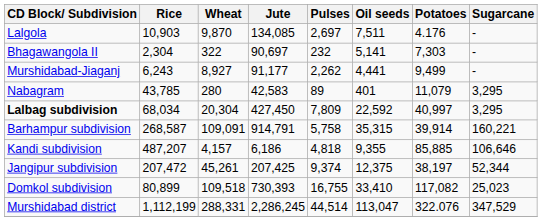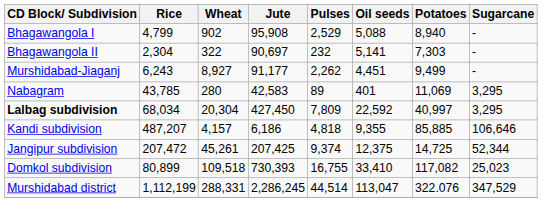- row: (27, 33)
+ row: (51, 33)
(371, 71) 4,441 -> (371, 71) 4,451
(433, 91) 11,079 -> (433, 91) 11,069
- row: (69, 129)
(434, 168) 38,197 -> (434, 149) 14,725
